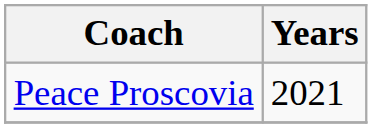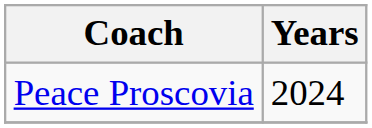(308, 92) 2021 -> (308, 92) 2024
